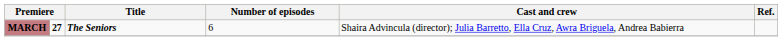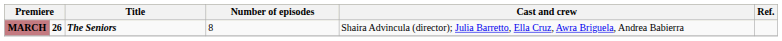(57, 28) 27 -> (57, 28) 26
(211, 28) 6 -> (211, 28) 8
